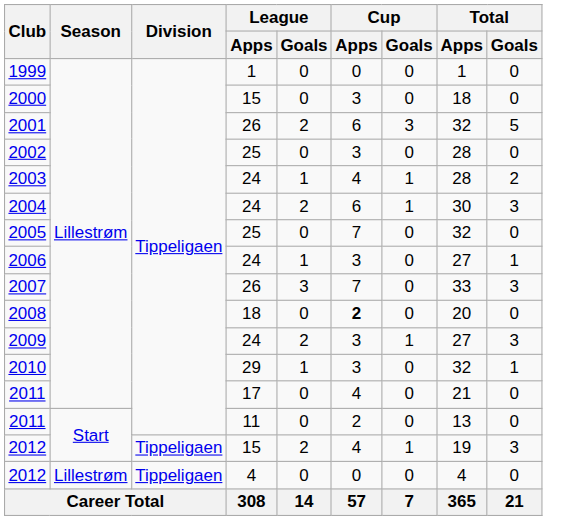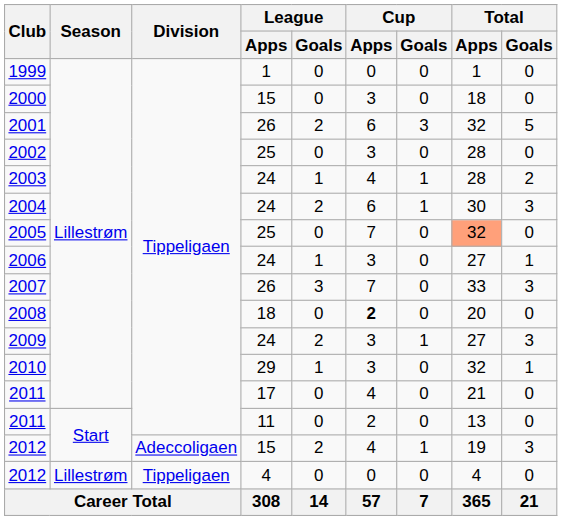(462, 233) no background -> (477, 233) lightsalmon background
(179, 448) Tippeligaen -> (186, 448) Adeccoligaen
